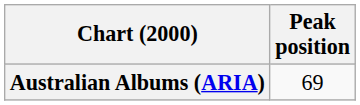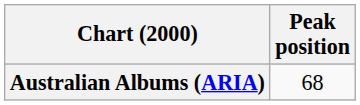(313, 81) 69 -> (313, 81) 68
